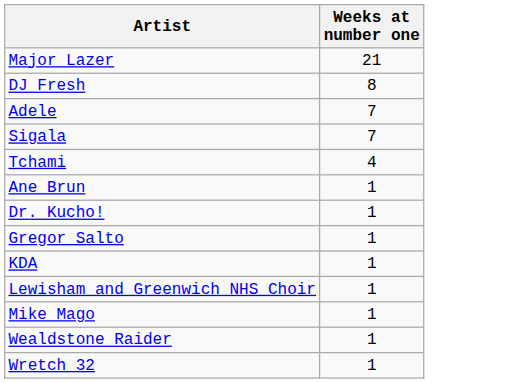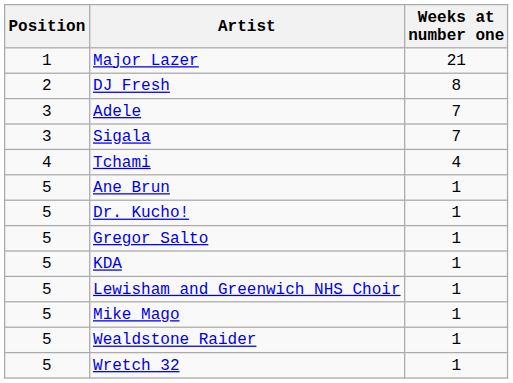+ column: (47, 26)
